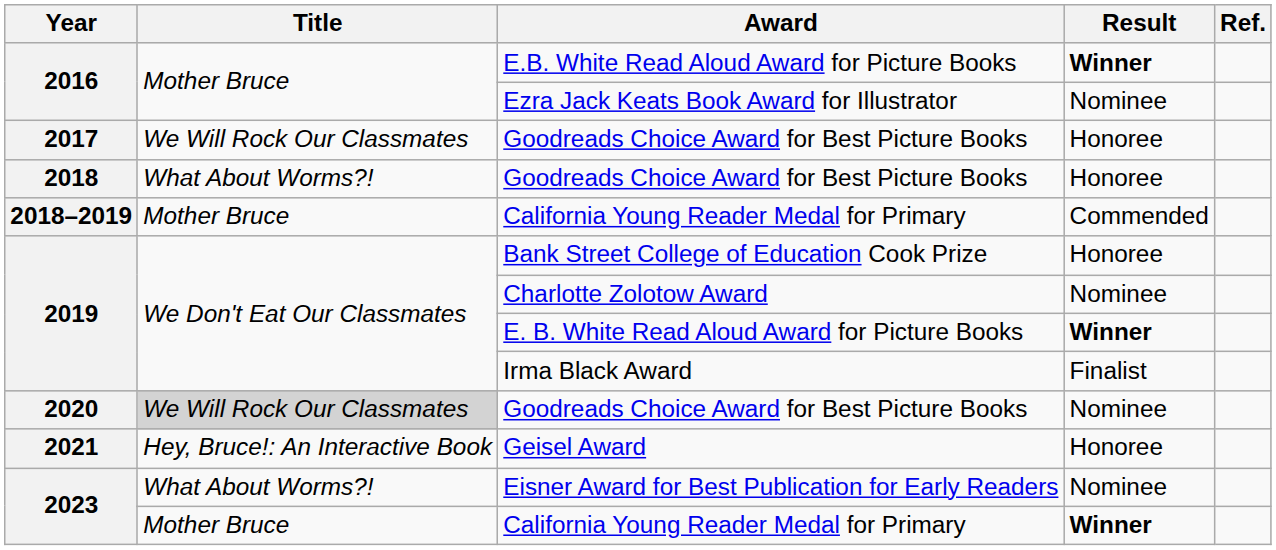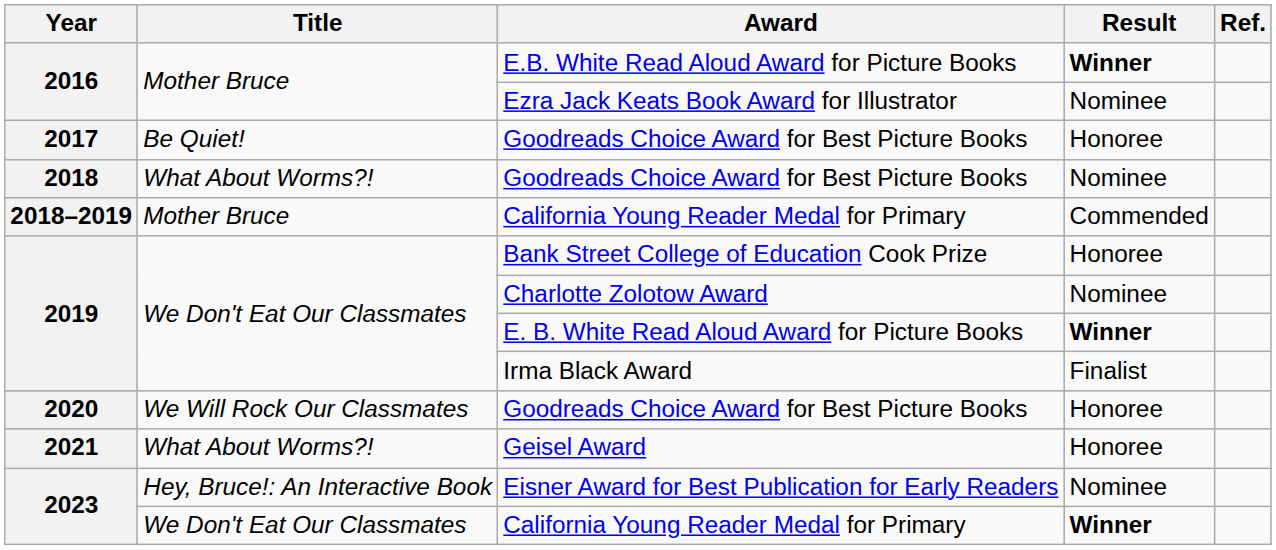(306, 139) We Will Rock Our Classmates -> (194, 139) Be Quiet!
(1116, 178) Honoree -> (1118, 178) Nominee
(306, 409) lightgrey background -> (306, 409) no background
(1118, 409) Nominee -> (1116, 409) Honoree
(318, 448) Hey, Bruce!: An Interactive Book -> (258, 448) What About Worms?!
(258, 486) What About Worms?! -> (318, 486) Hey, Bruce!: An Interactive Book
(216, 525) Mother Bruce -> (305, 525) We Don't Eat Our Classmates
